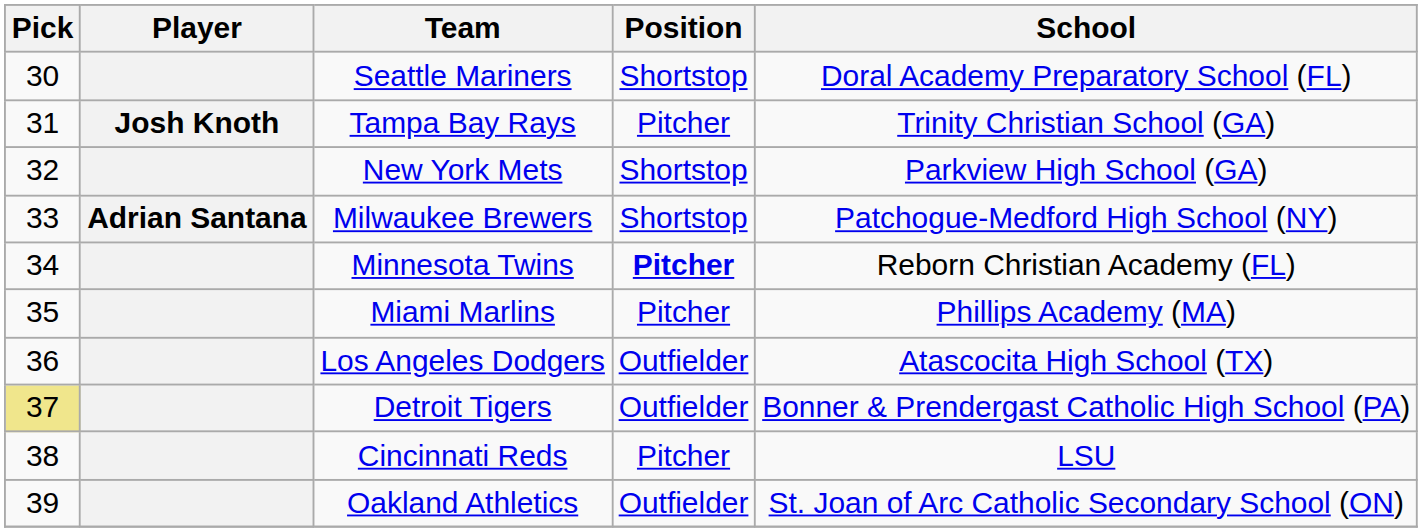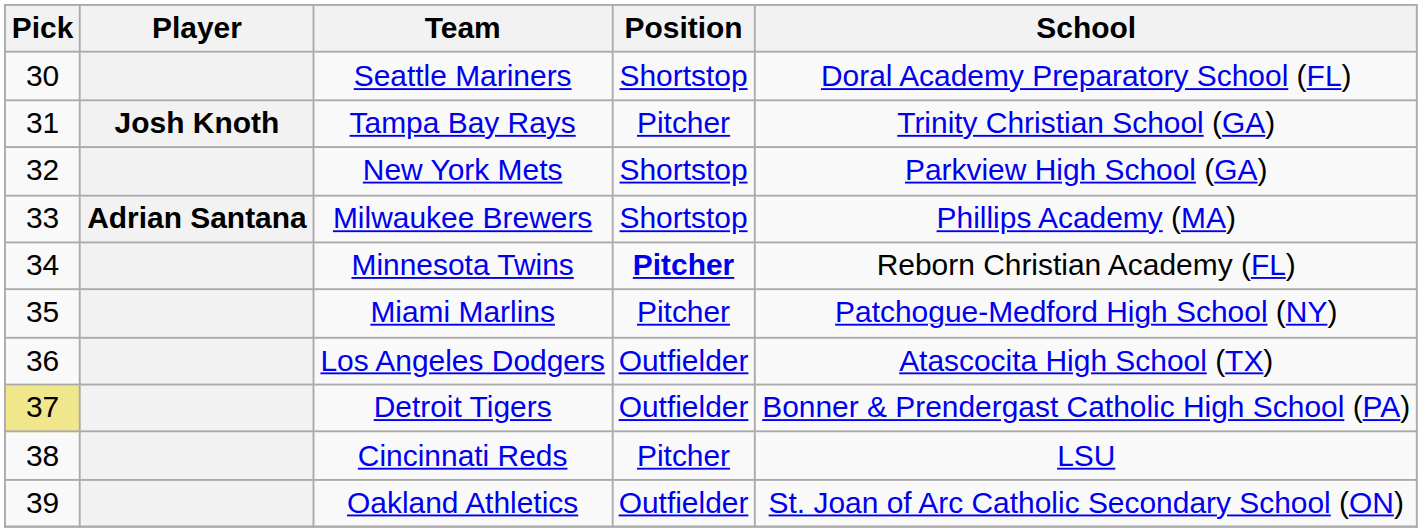(1086, 218) Patchogue-Medford High School (NY) -> (1086, 218) Phillips Academy (MA)
(1086, 312) Phillips Academy (MA) -> (1086, 312) Patchogue-Medford High School (NY)
